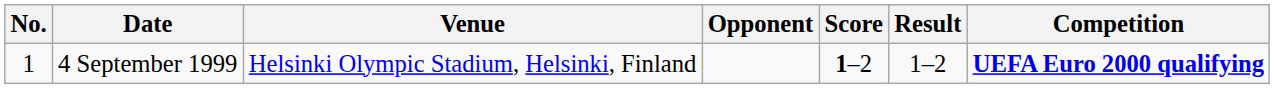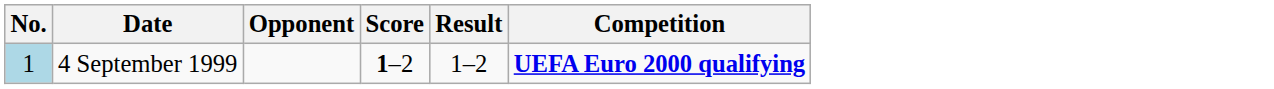- column: (473, 24)
(29, 63) no background -> (29, 63) lightblue background
